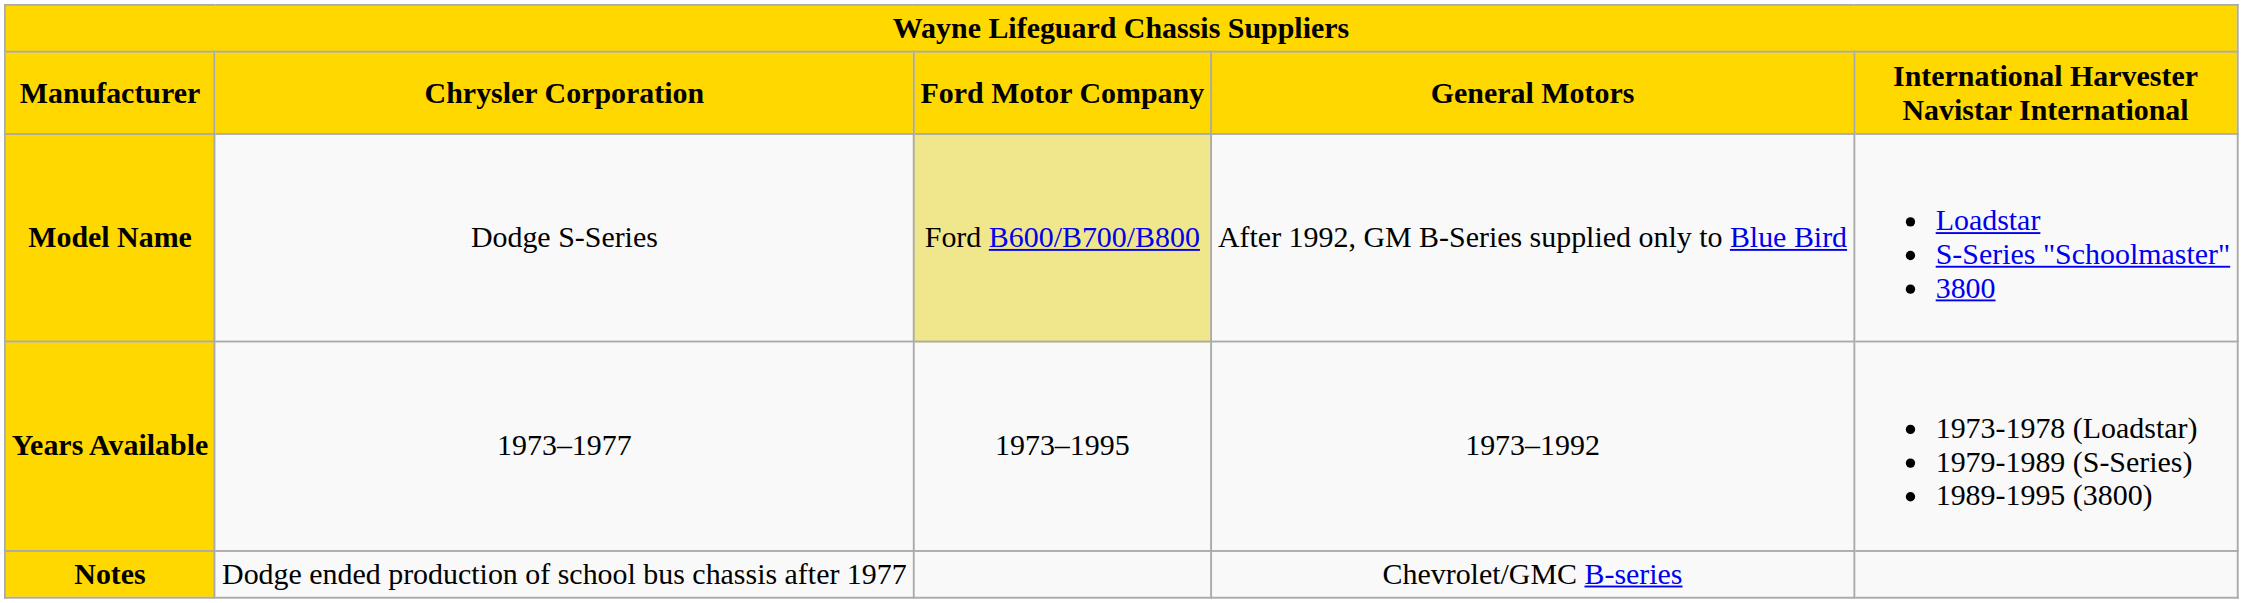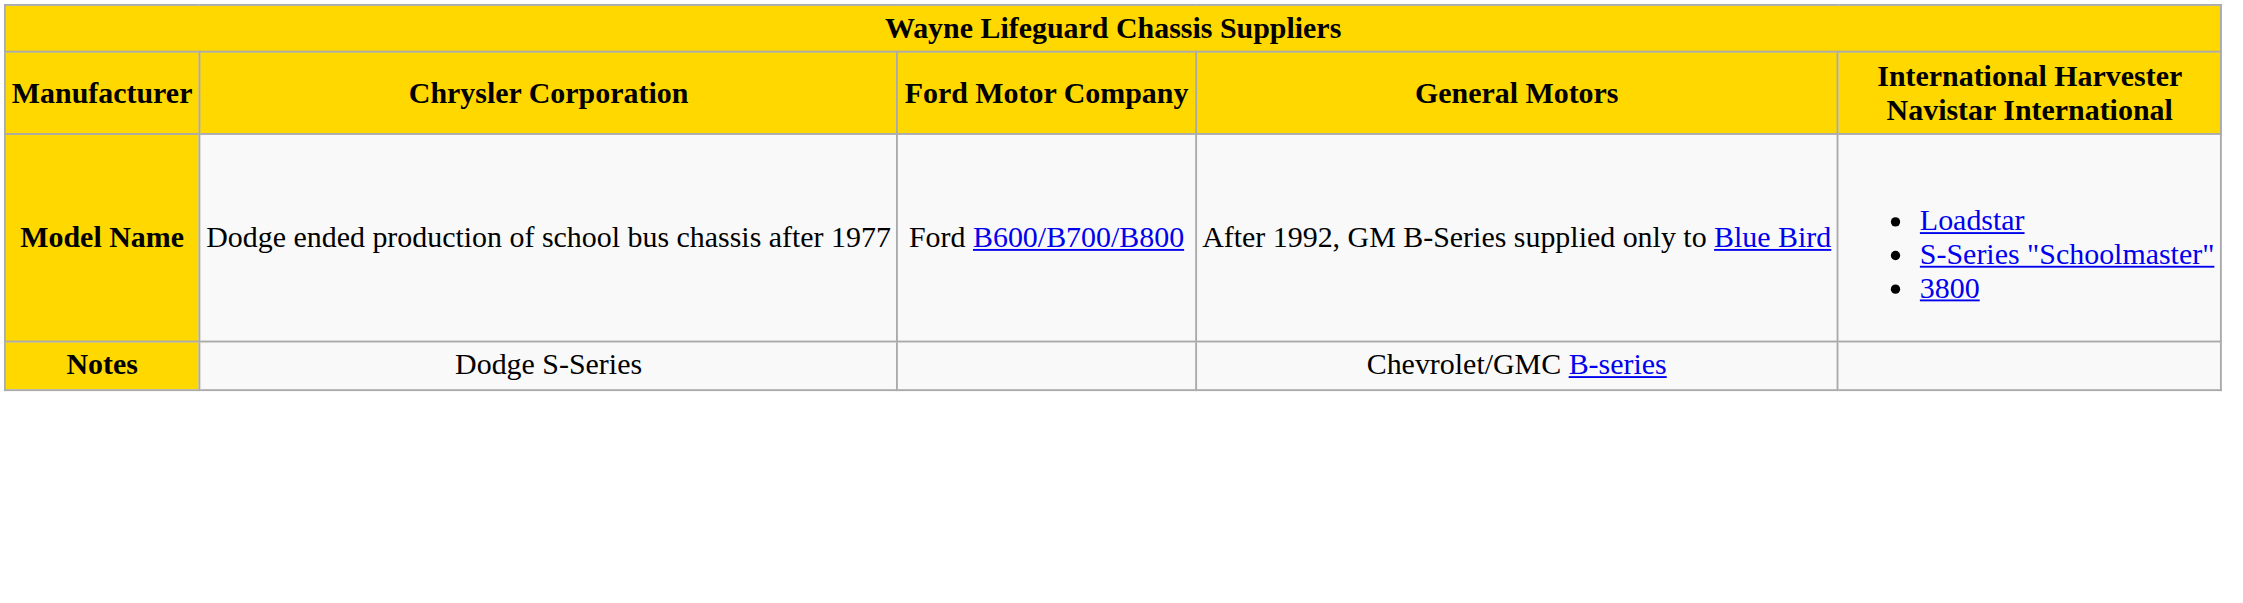(564, 237) Dodge S-Series -> (549, 237) Dodge ended production of school bus chassis after 1977
(1062, 237) khaki background -> (1047, 237) no background
- row: (110, 445)
(564, 573) Dodge ended production of school bus chassis after 1977 -> (549, 365) Dodge S-Series
